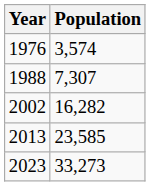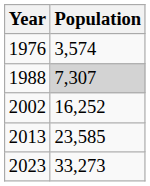(75, 78) no background -> (75, 78) lightgrey background
(80, 107) 16,282 -> (80, 107) 16,252
